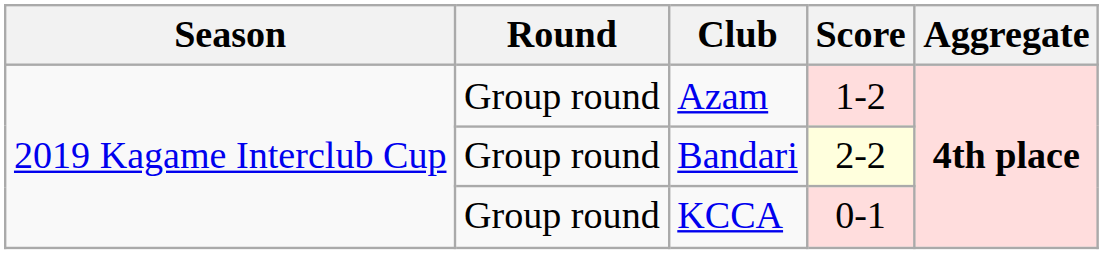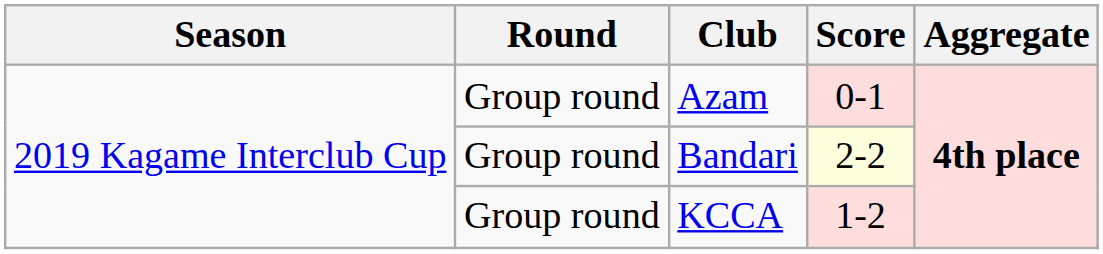(861, 95) 1-2 -> (861, 95) 0-1
(861, 215) 0-1 -> (861, 215) 1-2
